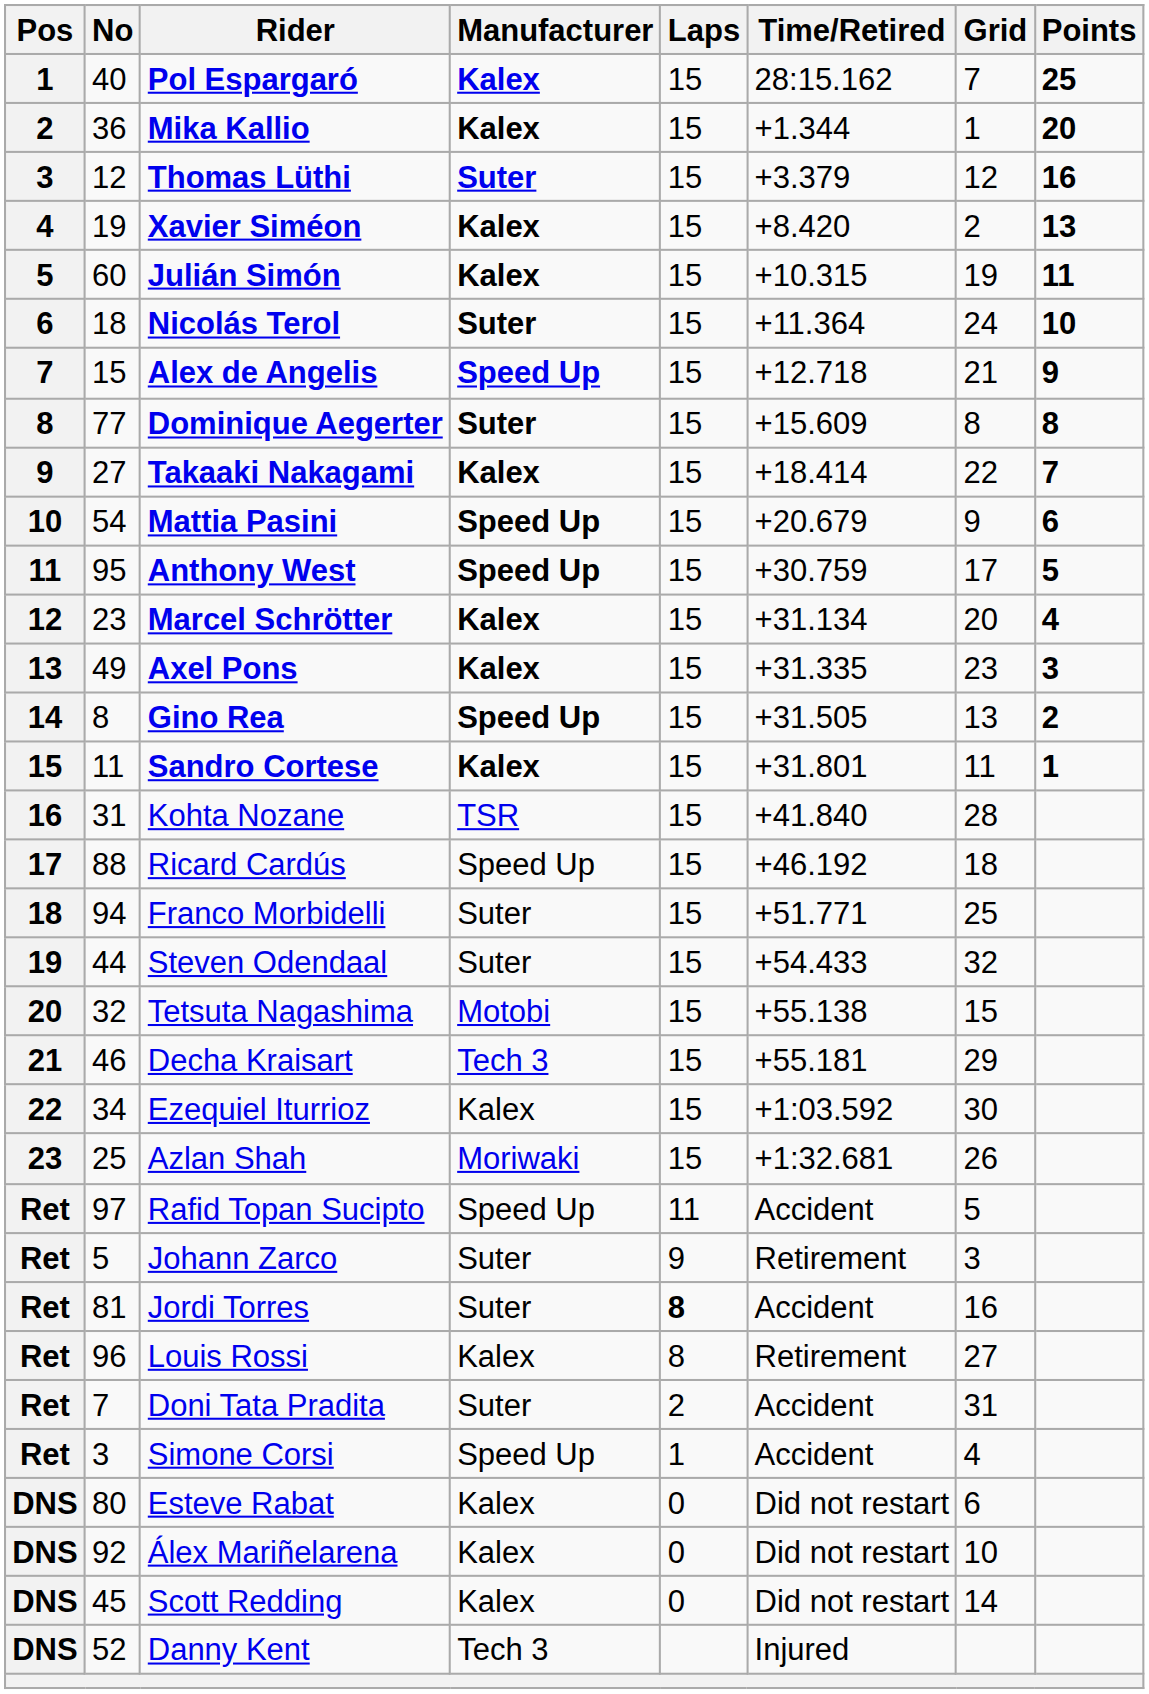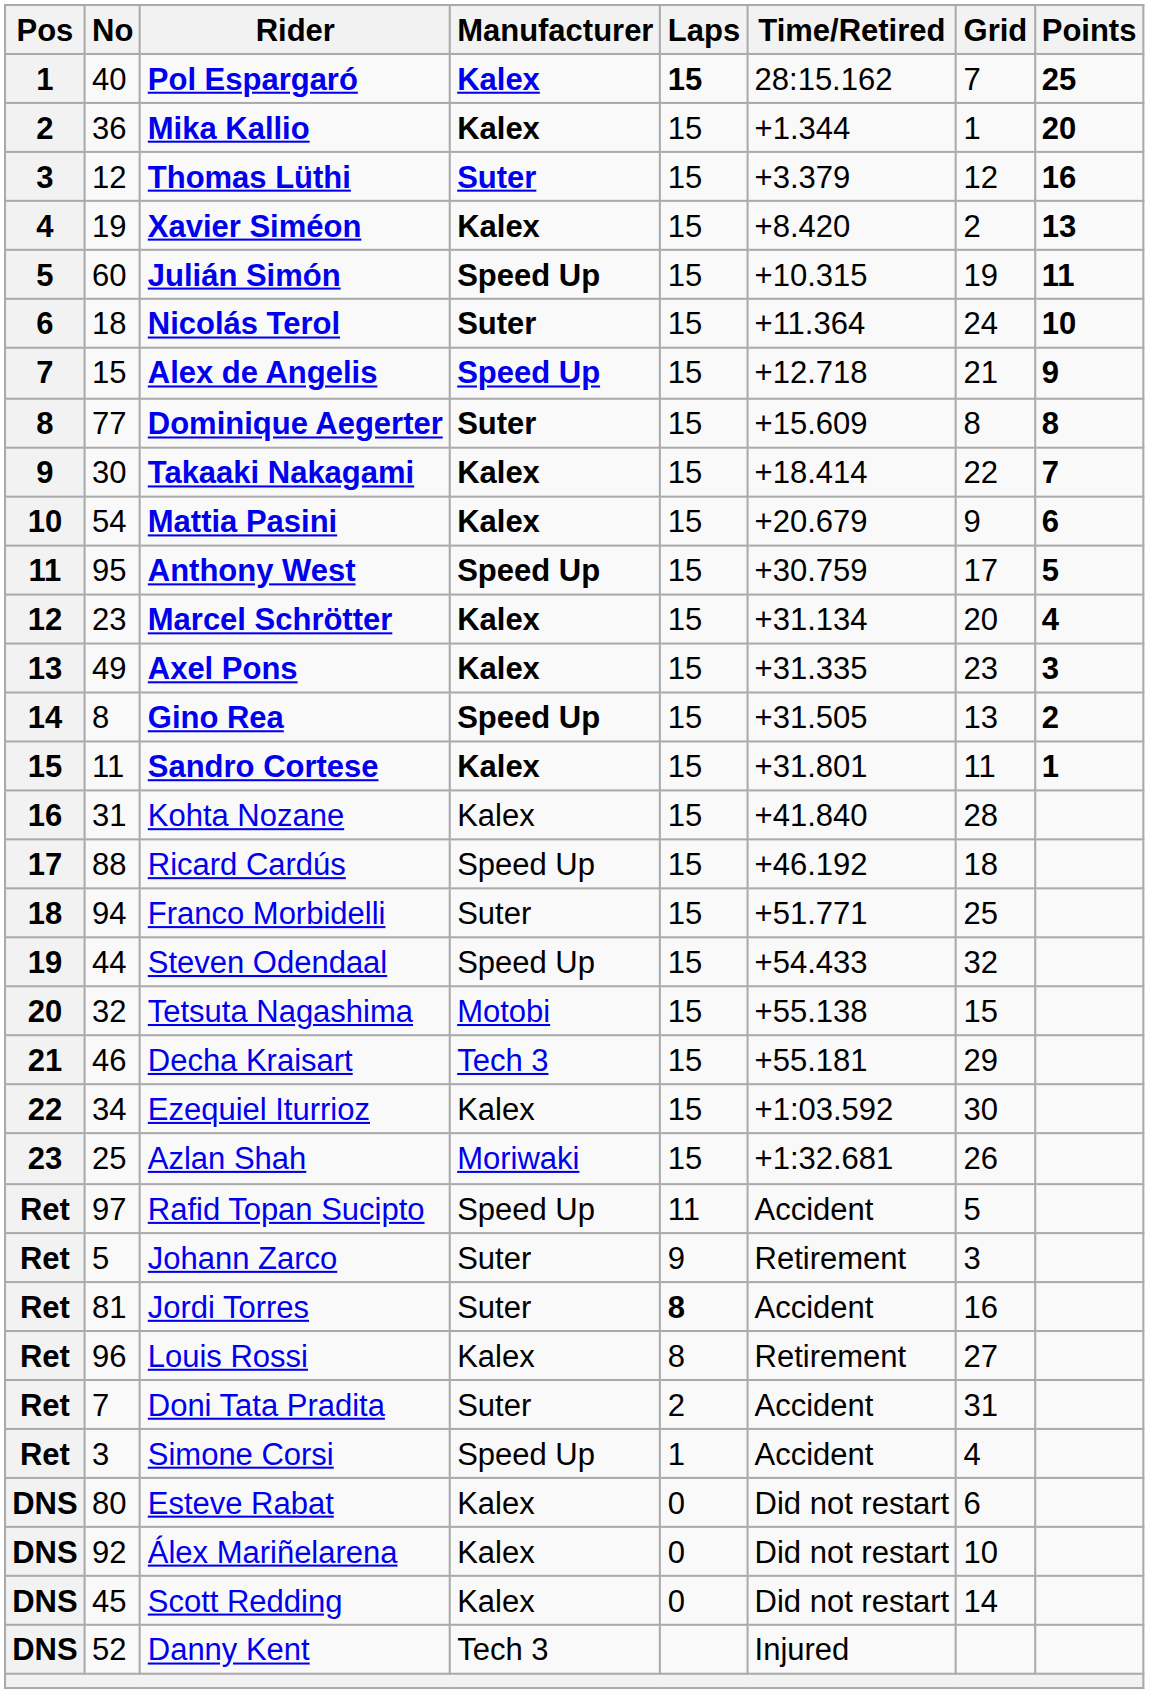(685, 79) normal -> (685, 79) bold
(499, 275) Kalex -> (529, 275) Speed Up
(109, 472) 27 -> (109, 472) 30
(529, 521) Speed Up -> (499, 521) Kalex
(488, 815) TSR -> (496, 815) Kalex
(494, 962) Suter -> (526, 962) Speed Up
